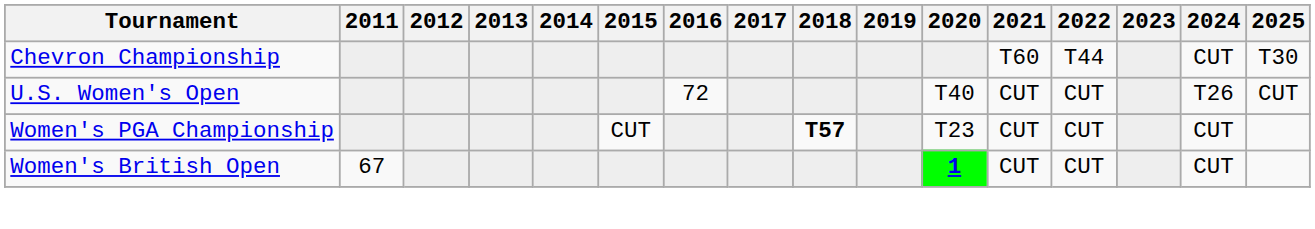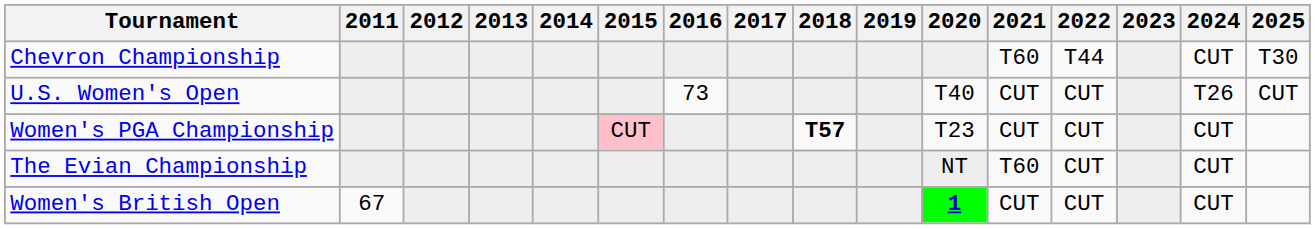(695, 96) 72 -> (695, 96) 73
(631, 132) no background -> (631, 132) pink background
+ row: (159, 169)
